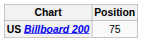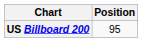(115, 29) 75 -> (115, 29) 95
